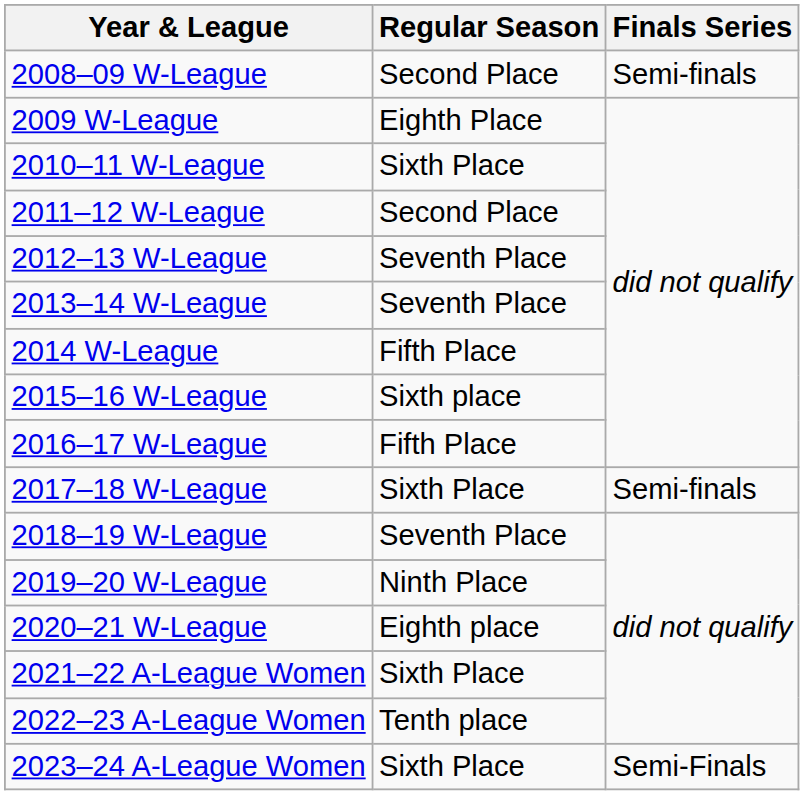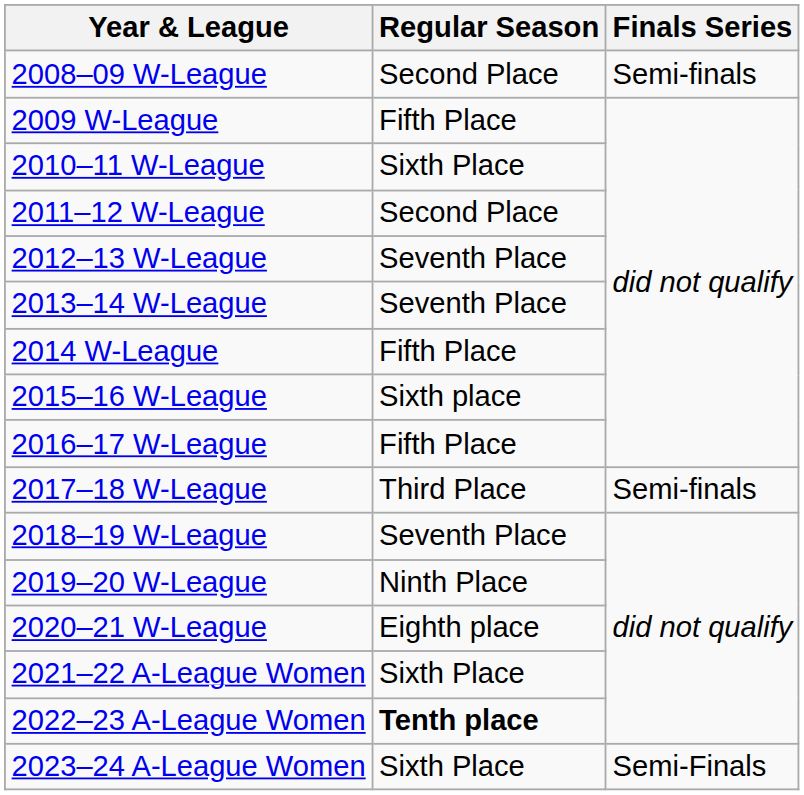(461, 119) Eighth Place -> (448, 119) Fifth Place
(452, 489) Sixth Place -> (453, 489) Third Place
(454, 720) normal -> (459, 720) bold
